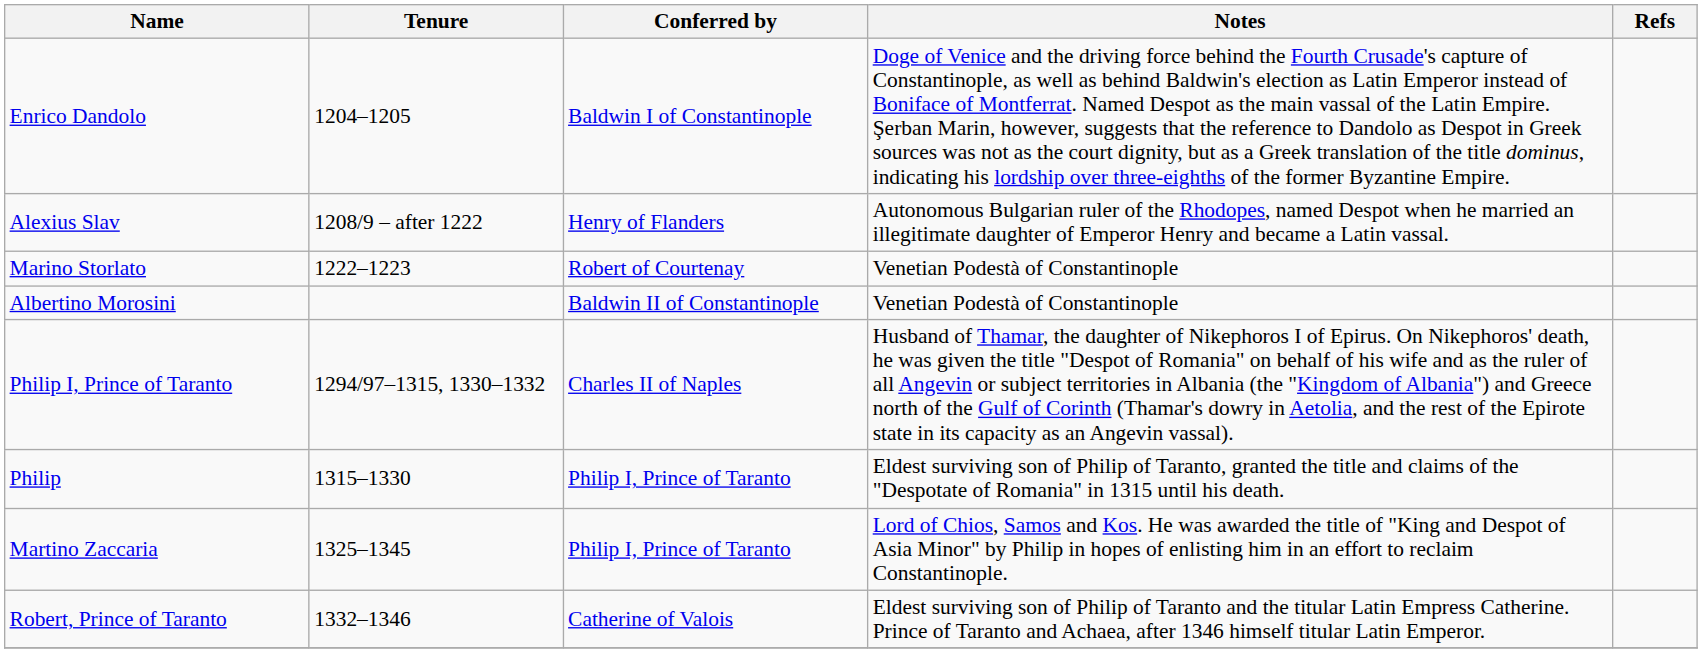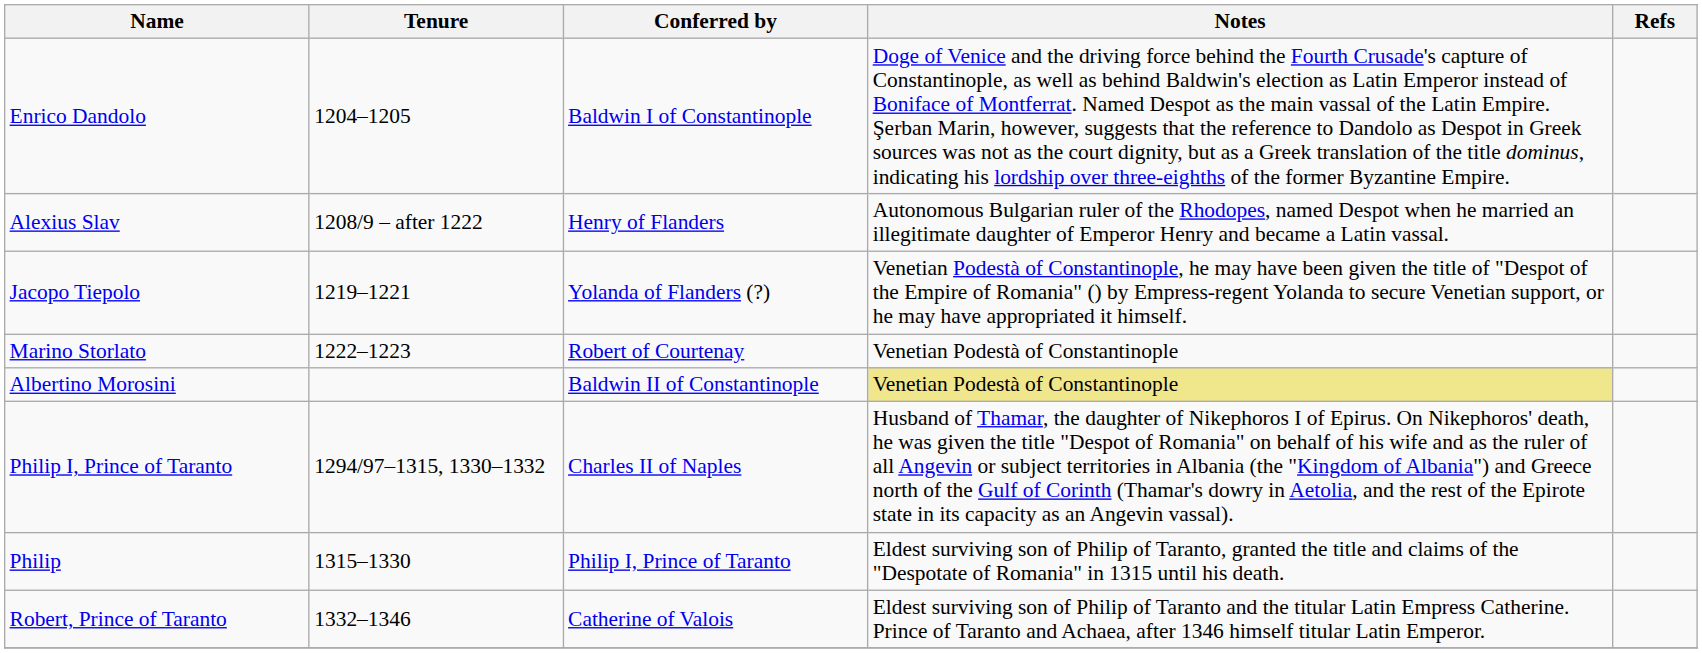+ row: (75, 292)
(1025, 302) no background -> (1025, 384) khaki background
- row: (84, 548)
